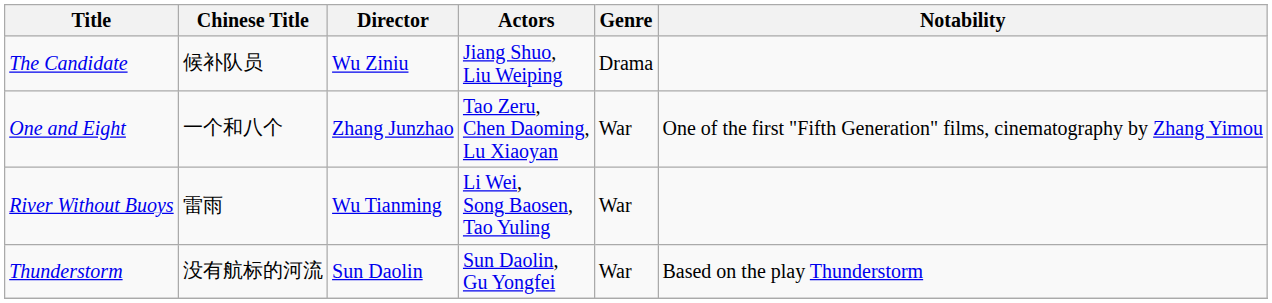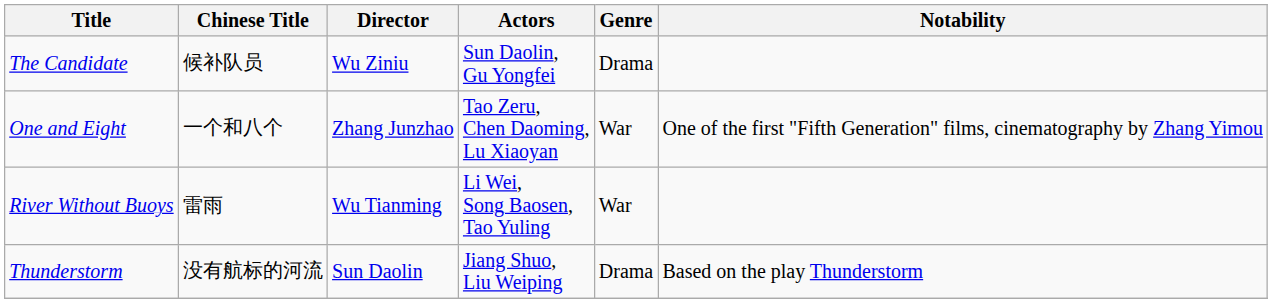(513, 63) Jiang Shuo, Liu Weiping -> (511, 63) Sun Daolin, Gu Yongfei
(511, 270) Sun Daolin, Gu Yongfei -> (513, 270) Jiang Shuo, Liu Weiping
(615, 270) War -> (626, 270) Drama
